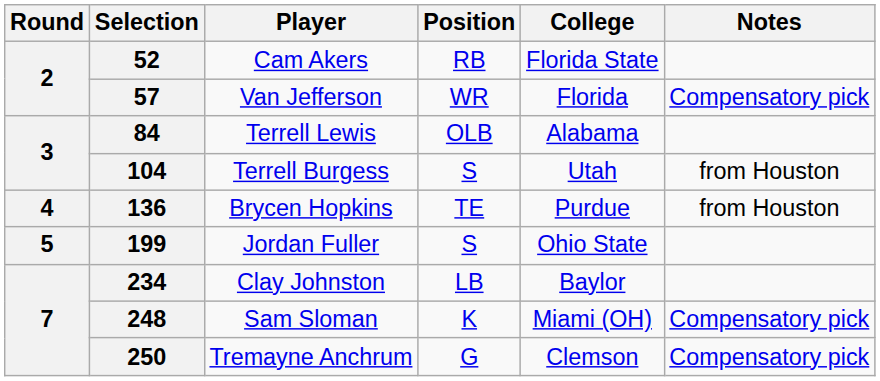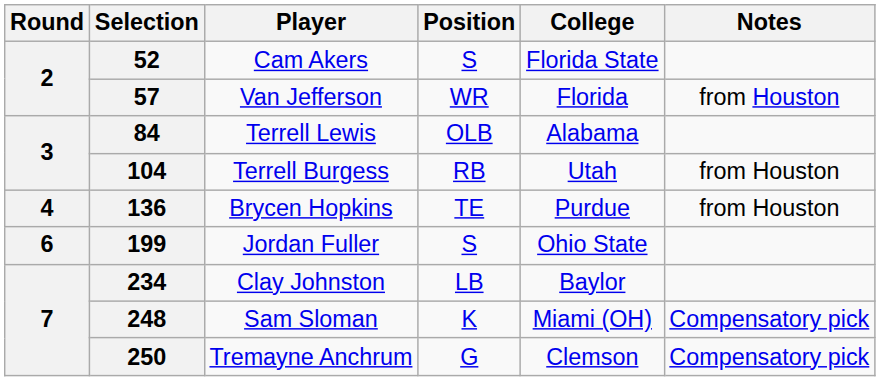(469, 60) RB -> (469, 60) S
(769, 97) Compensatory pick -> (769, 97) from Houston
(469, 171) S -> (469, 171) RB
(47, 245) 5 -> (47, 245) 6
